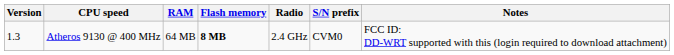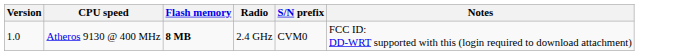- column: (181, 13)
(14, 36) 1.3 -> (14, 36) 1.0
